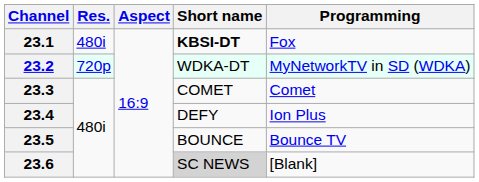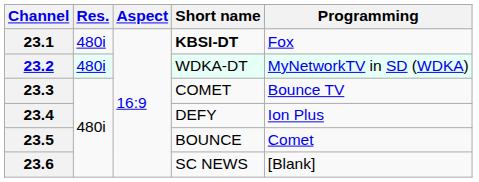(94, 66) 720p -> (91, 66) 480i
(292, 90) Comet -> (306, 90) Bounce TV
(308, 139) Bounce TV -> (291, 139) Comet
(213, 164) lightgrey background -> (212, 164) no background
